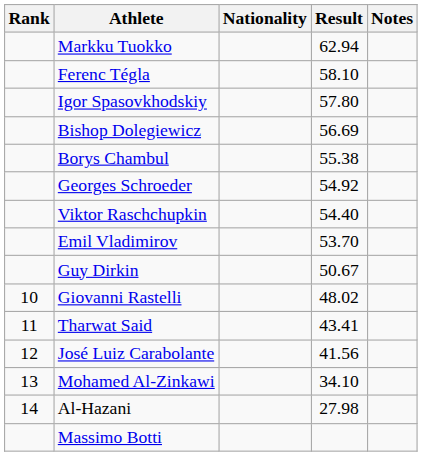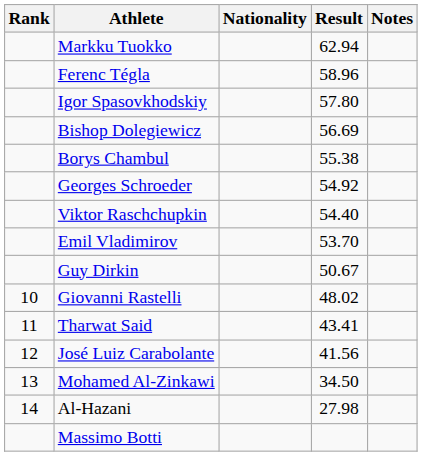(339, 74) 58.10 -> (339, 74) 58.96
(339, 381) 34.10 -> (339, 381) 34.50
